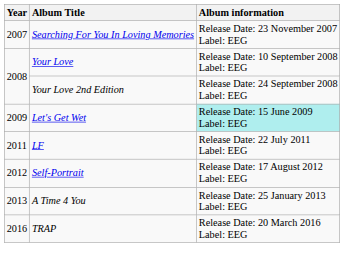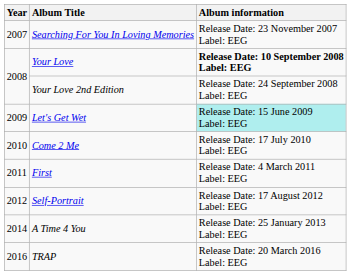(268, 62) normal -> (271, 62) bold
+ row: (55, 145)
+ row: (42, 173)
- row: (38, 145)
(17, 201) 2013 -> (17, 228) 2014
